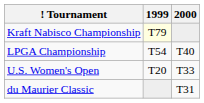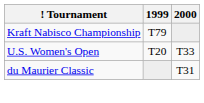(157, 32) lightyellow background -> (157, 32) no background
- row: (56, 51)
